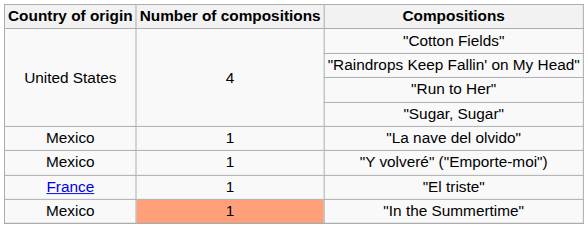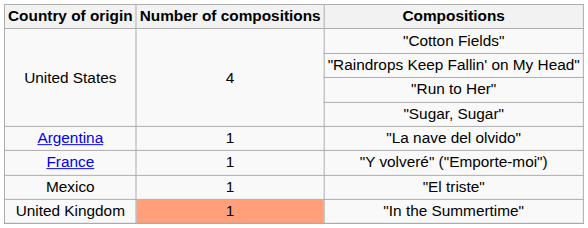(70, 138) Mexico -> (70, 138) Argentina
(70, 162) Mexico -> (70, 162) France
(70, 187) France -> (70, 187) Mexico
(70, 211) Mexico -> (70, 211) United Kingdom
